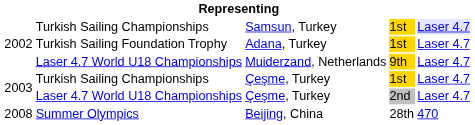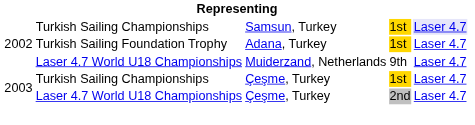(398, 61) gold background -> (398, 61) no background
- row: (87, 113)
